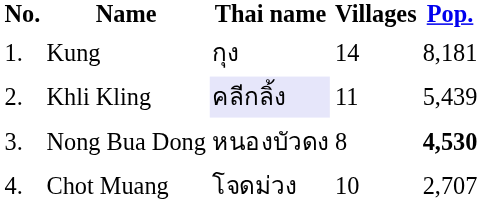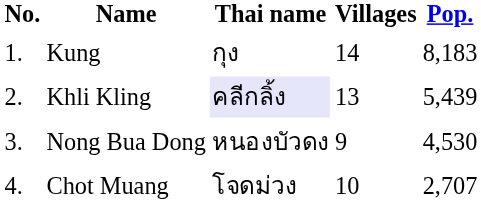(450, 52) 8,181 -> (450, 52) 8,183
(347, 96) 11 -> (347, 96) 13
(341, 140) 8 -> (341, 140) 9
(450, 140) bold -> (450, 140) normal
